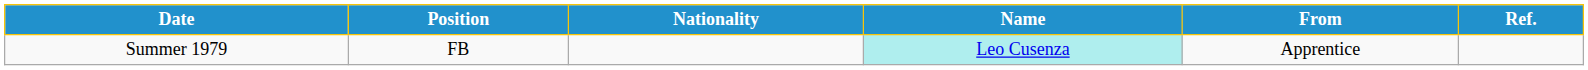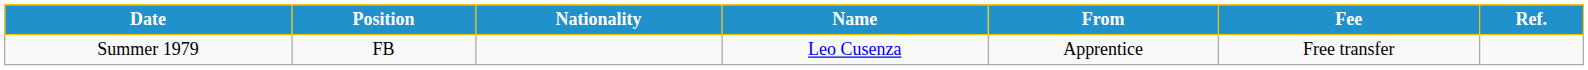+ column: (1349, 19)
(1023, 49) paleturquoise background -> (855, 49) no background
